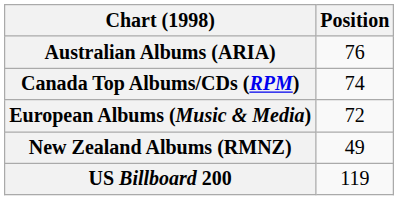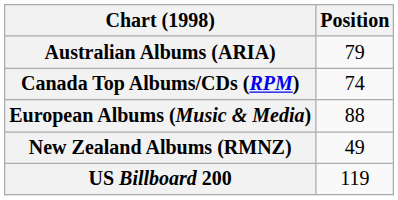(355, 52) 76 -> (355, 52) 79
(355, 115) 72 -> (355, 115) 88
